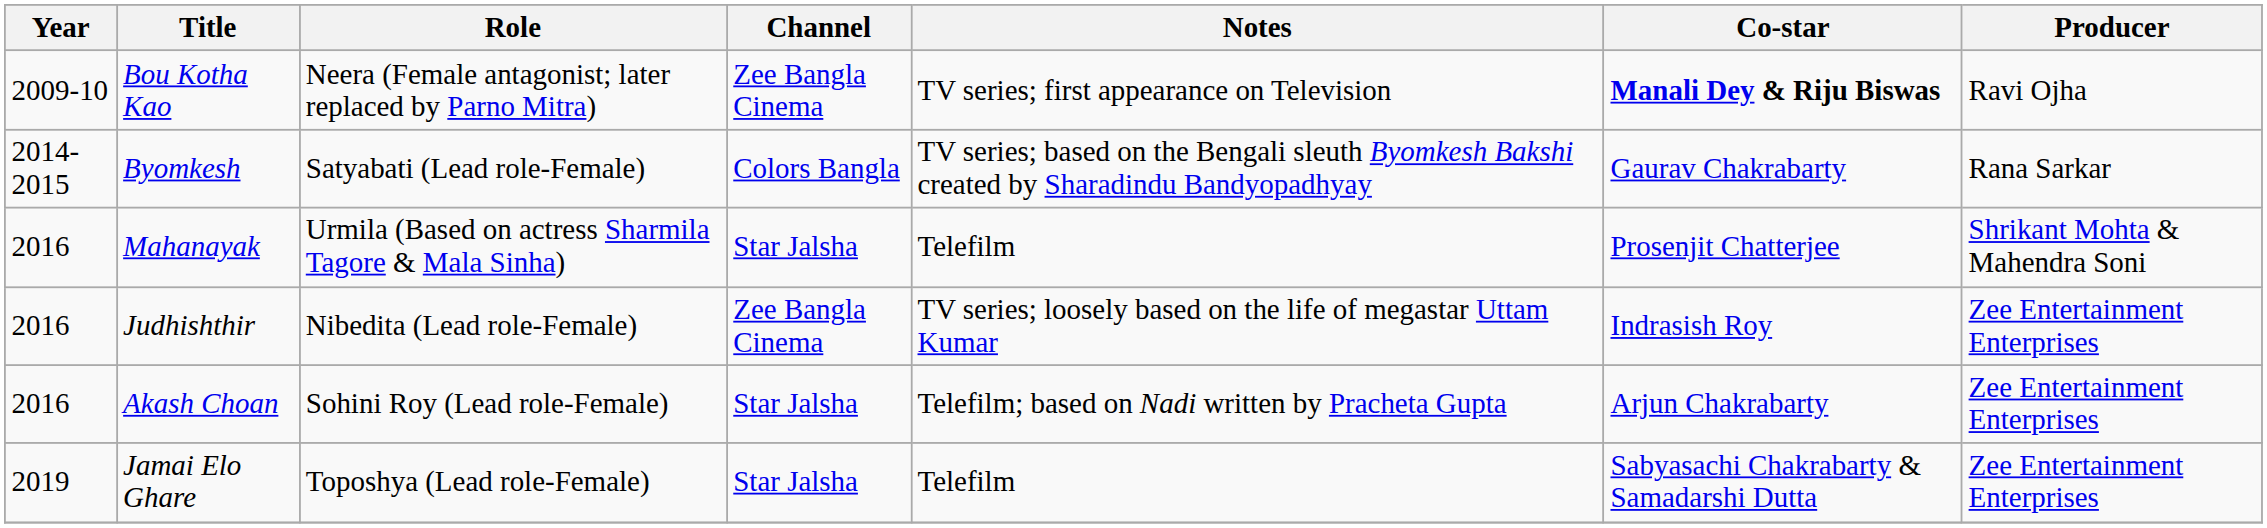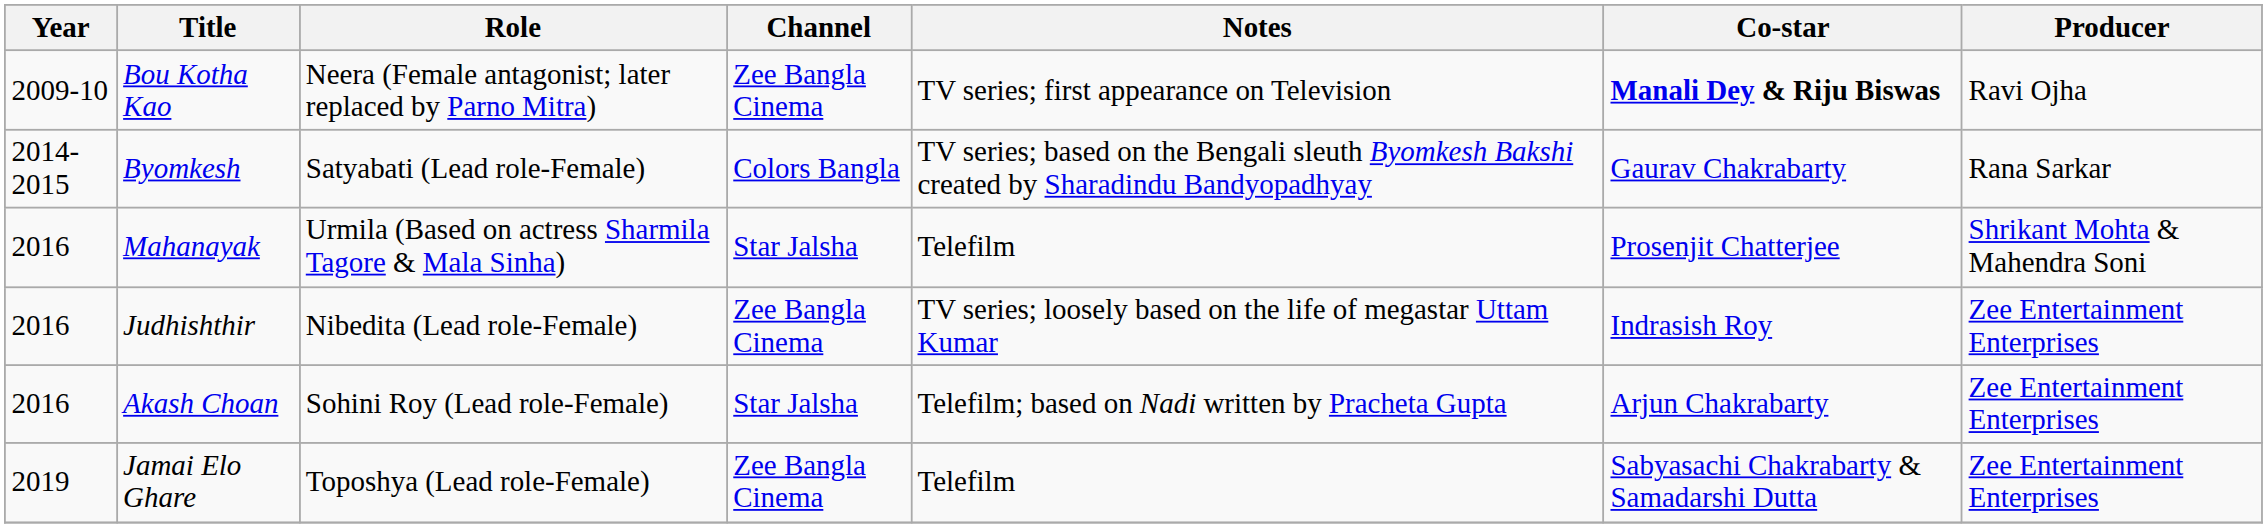(796, 482) Star Jalsha -> (800, 482) Zee Bangla Cinema
